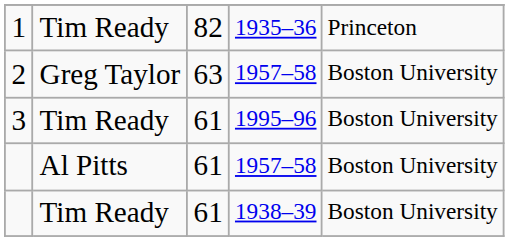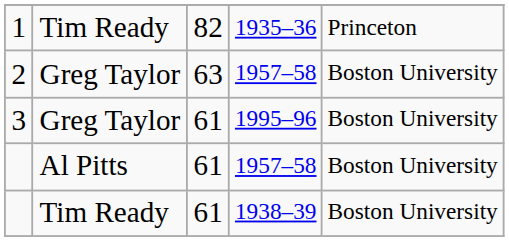(104, 119) Tim Ready -> (110, 119) Greg Taylor
